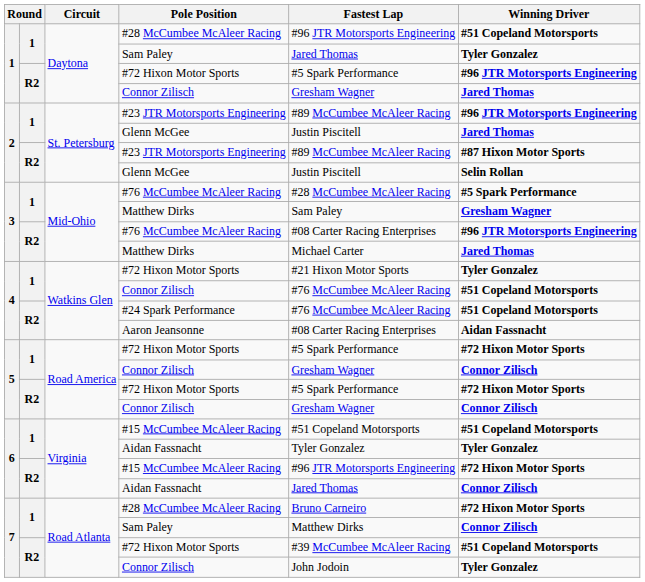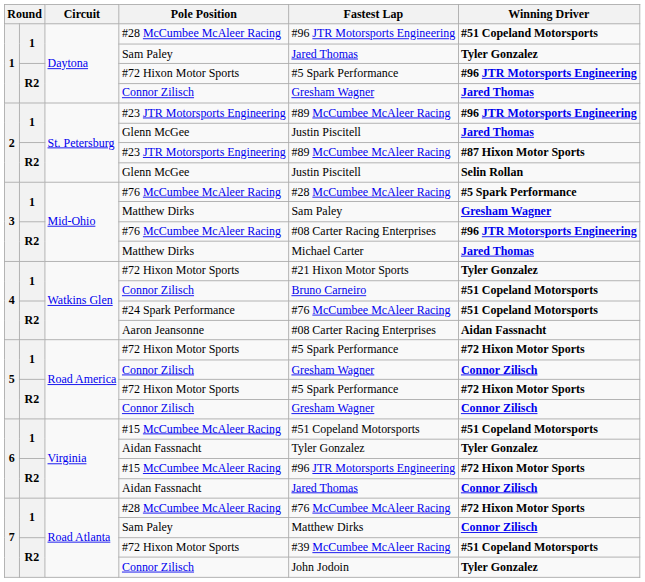(371, 290) #76 McCumbee McAleer Racing -> (329, 290) Bruno Carneiro
(329, 507) Bruno Carneiro -> (371, 507) #76 McCumbee McAleer Racing
